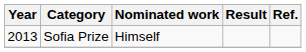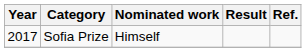(22, 36) 2013 -> (22, 36) 2017
